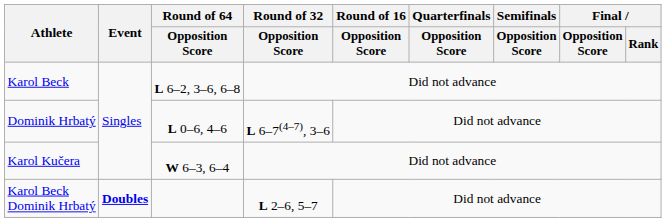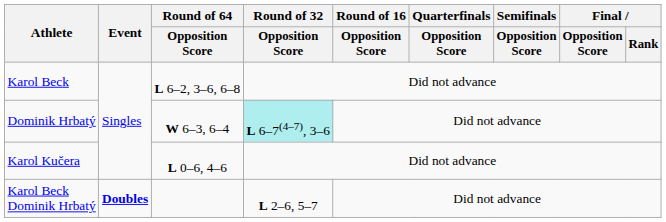(197, 129) L 0–6, 4–6 -> (197, 129) W 6–3, 6–4
(288, 129) no background -> (288, 129) paleturquoise background
(197, 168) W 6–3, 6–4 -> (197, 168) L 0–6, 4–6
